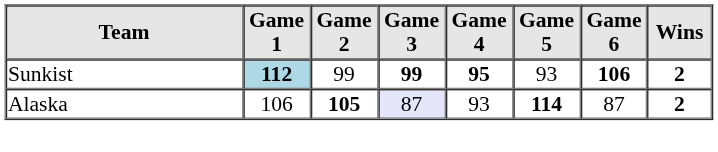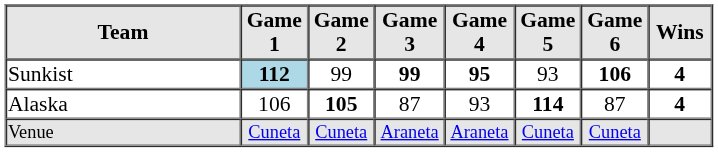(679, 74) 2 -> (680, 74) 4
(412, 103) lavender background -> (410, 103) no background
(679, 103) 2 -> (680, 103) 4
+ row: (31, 132)
